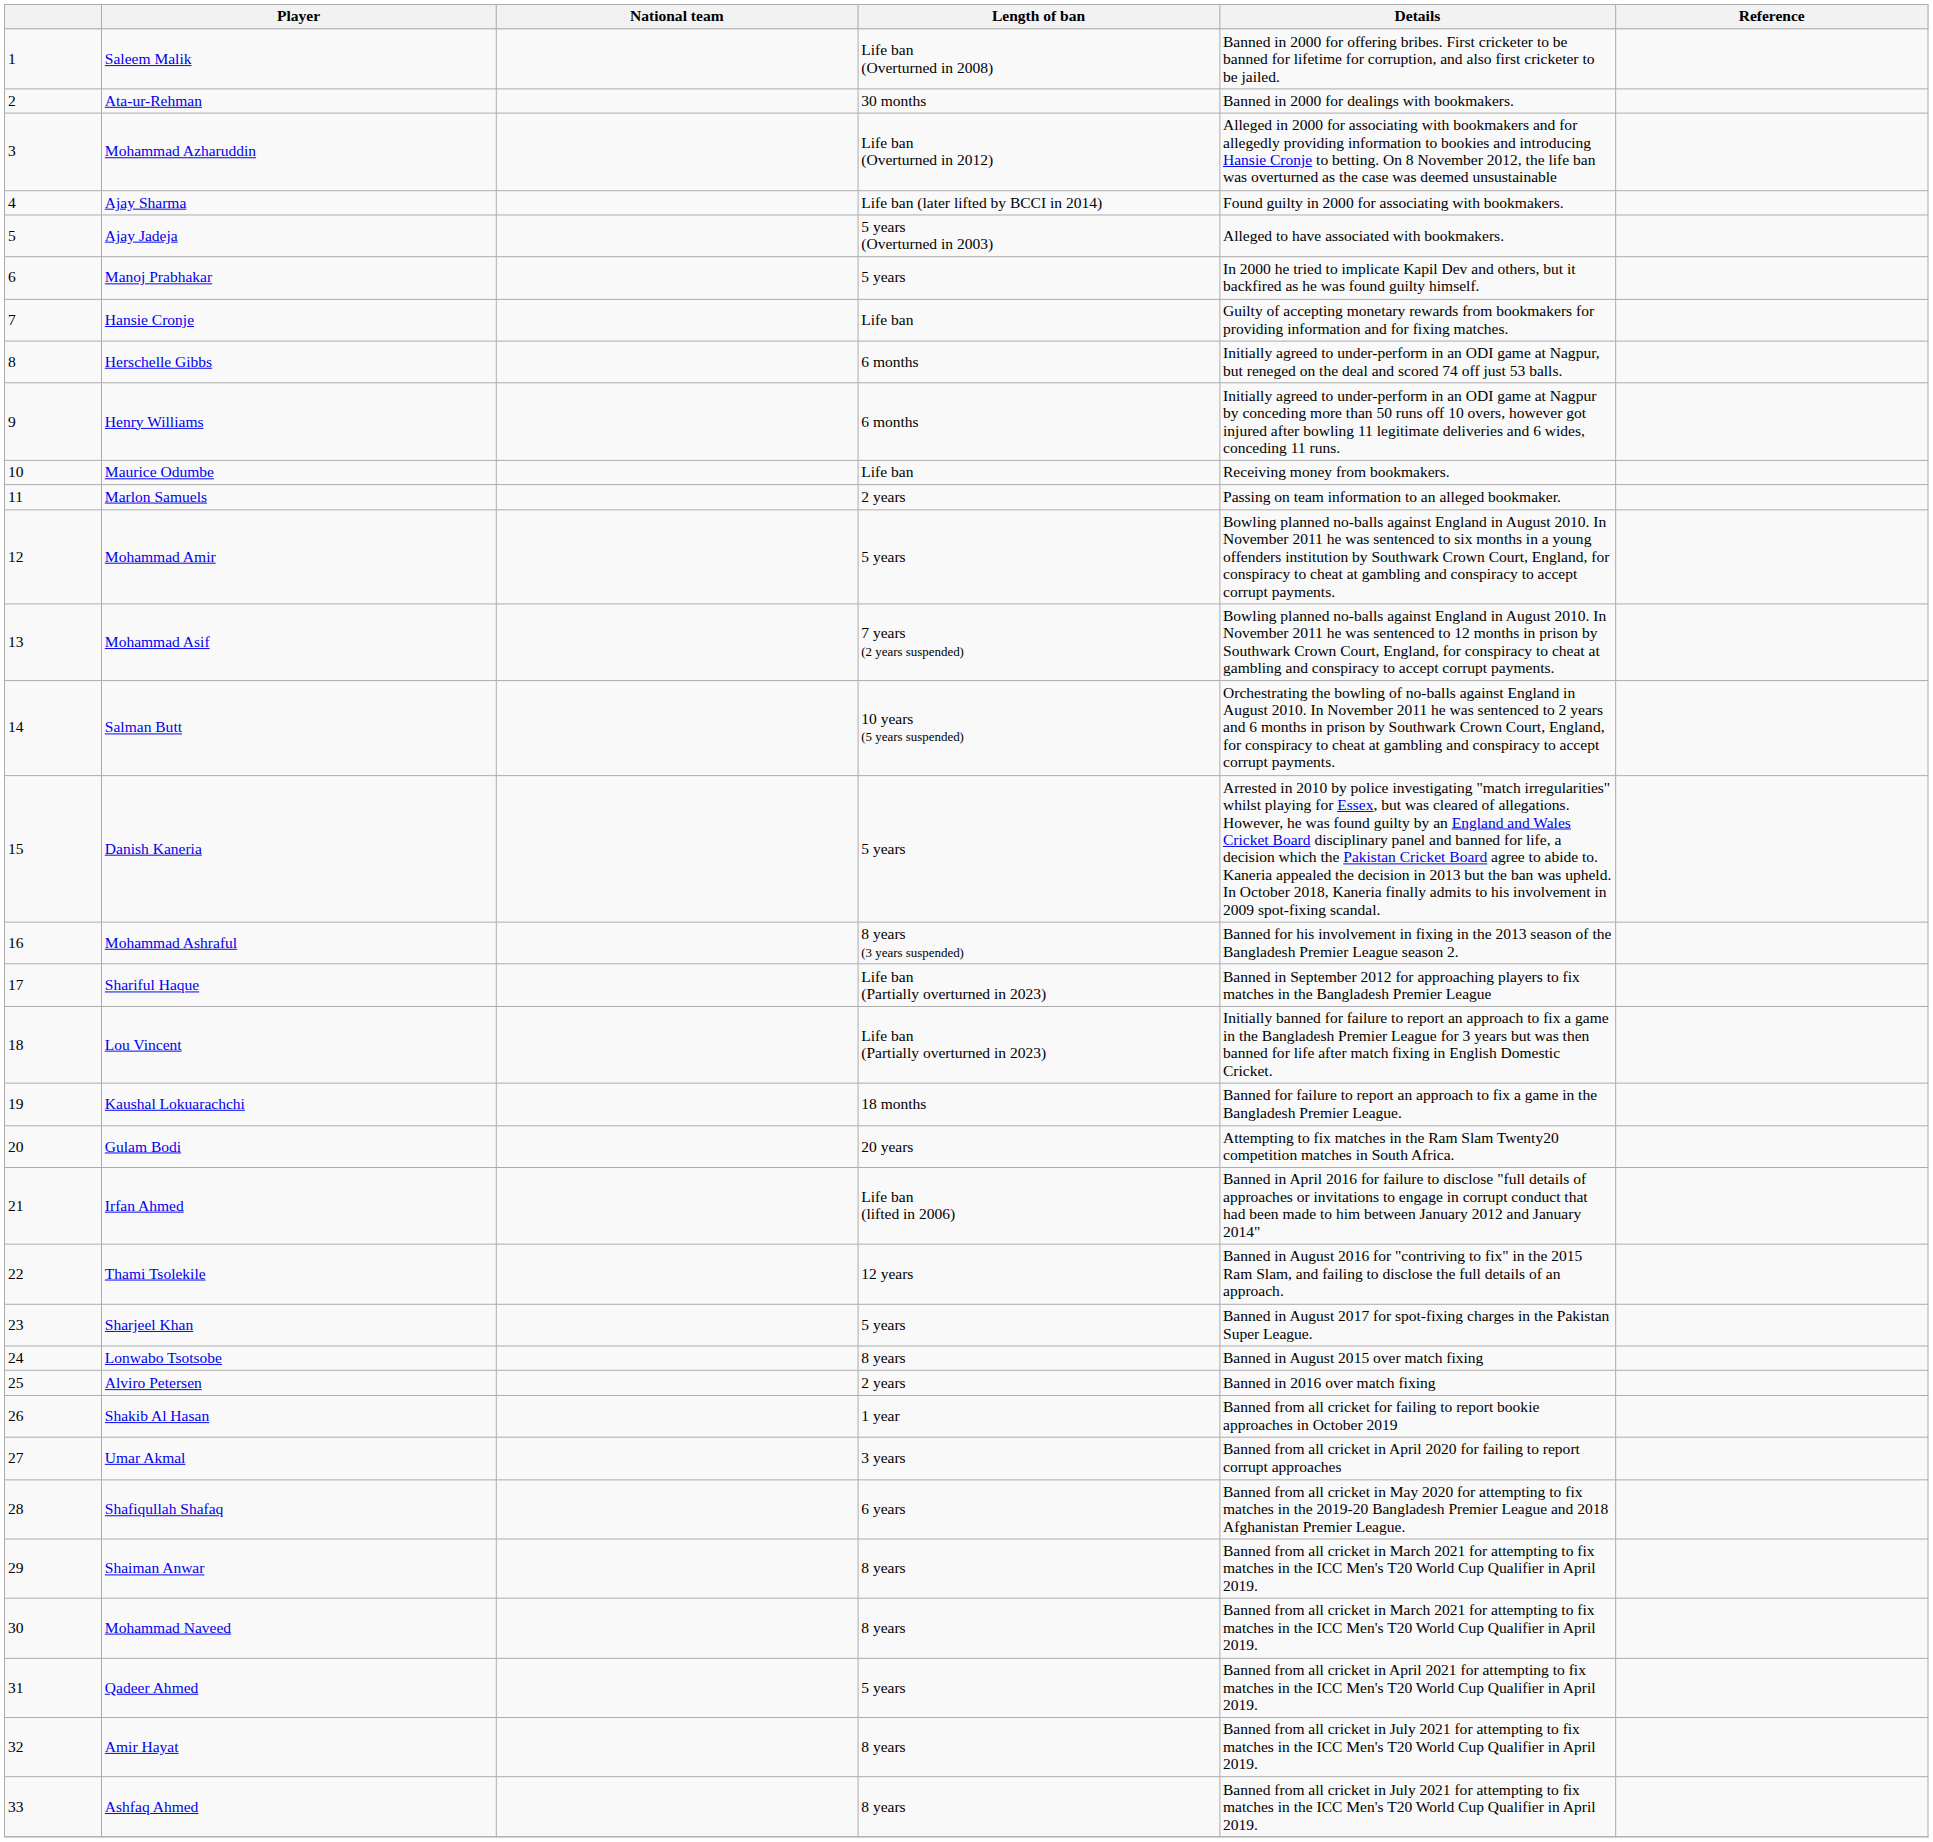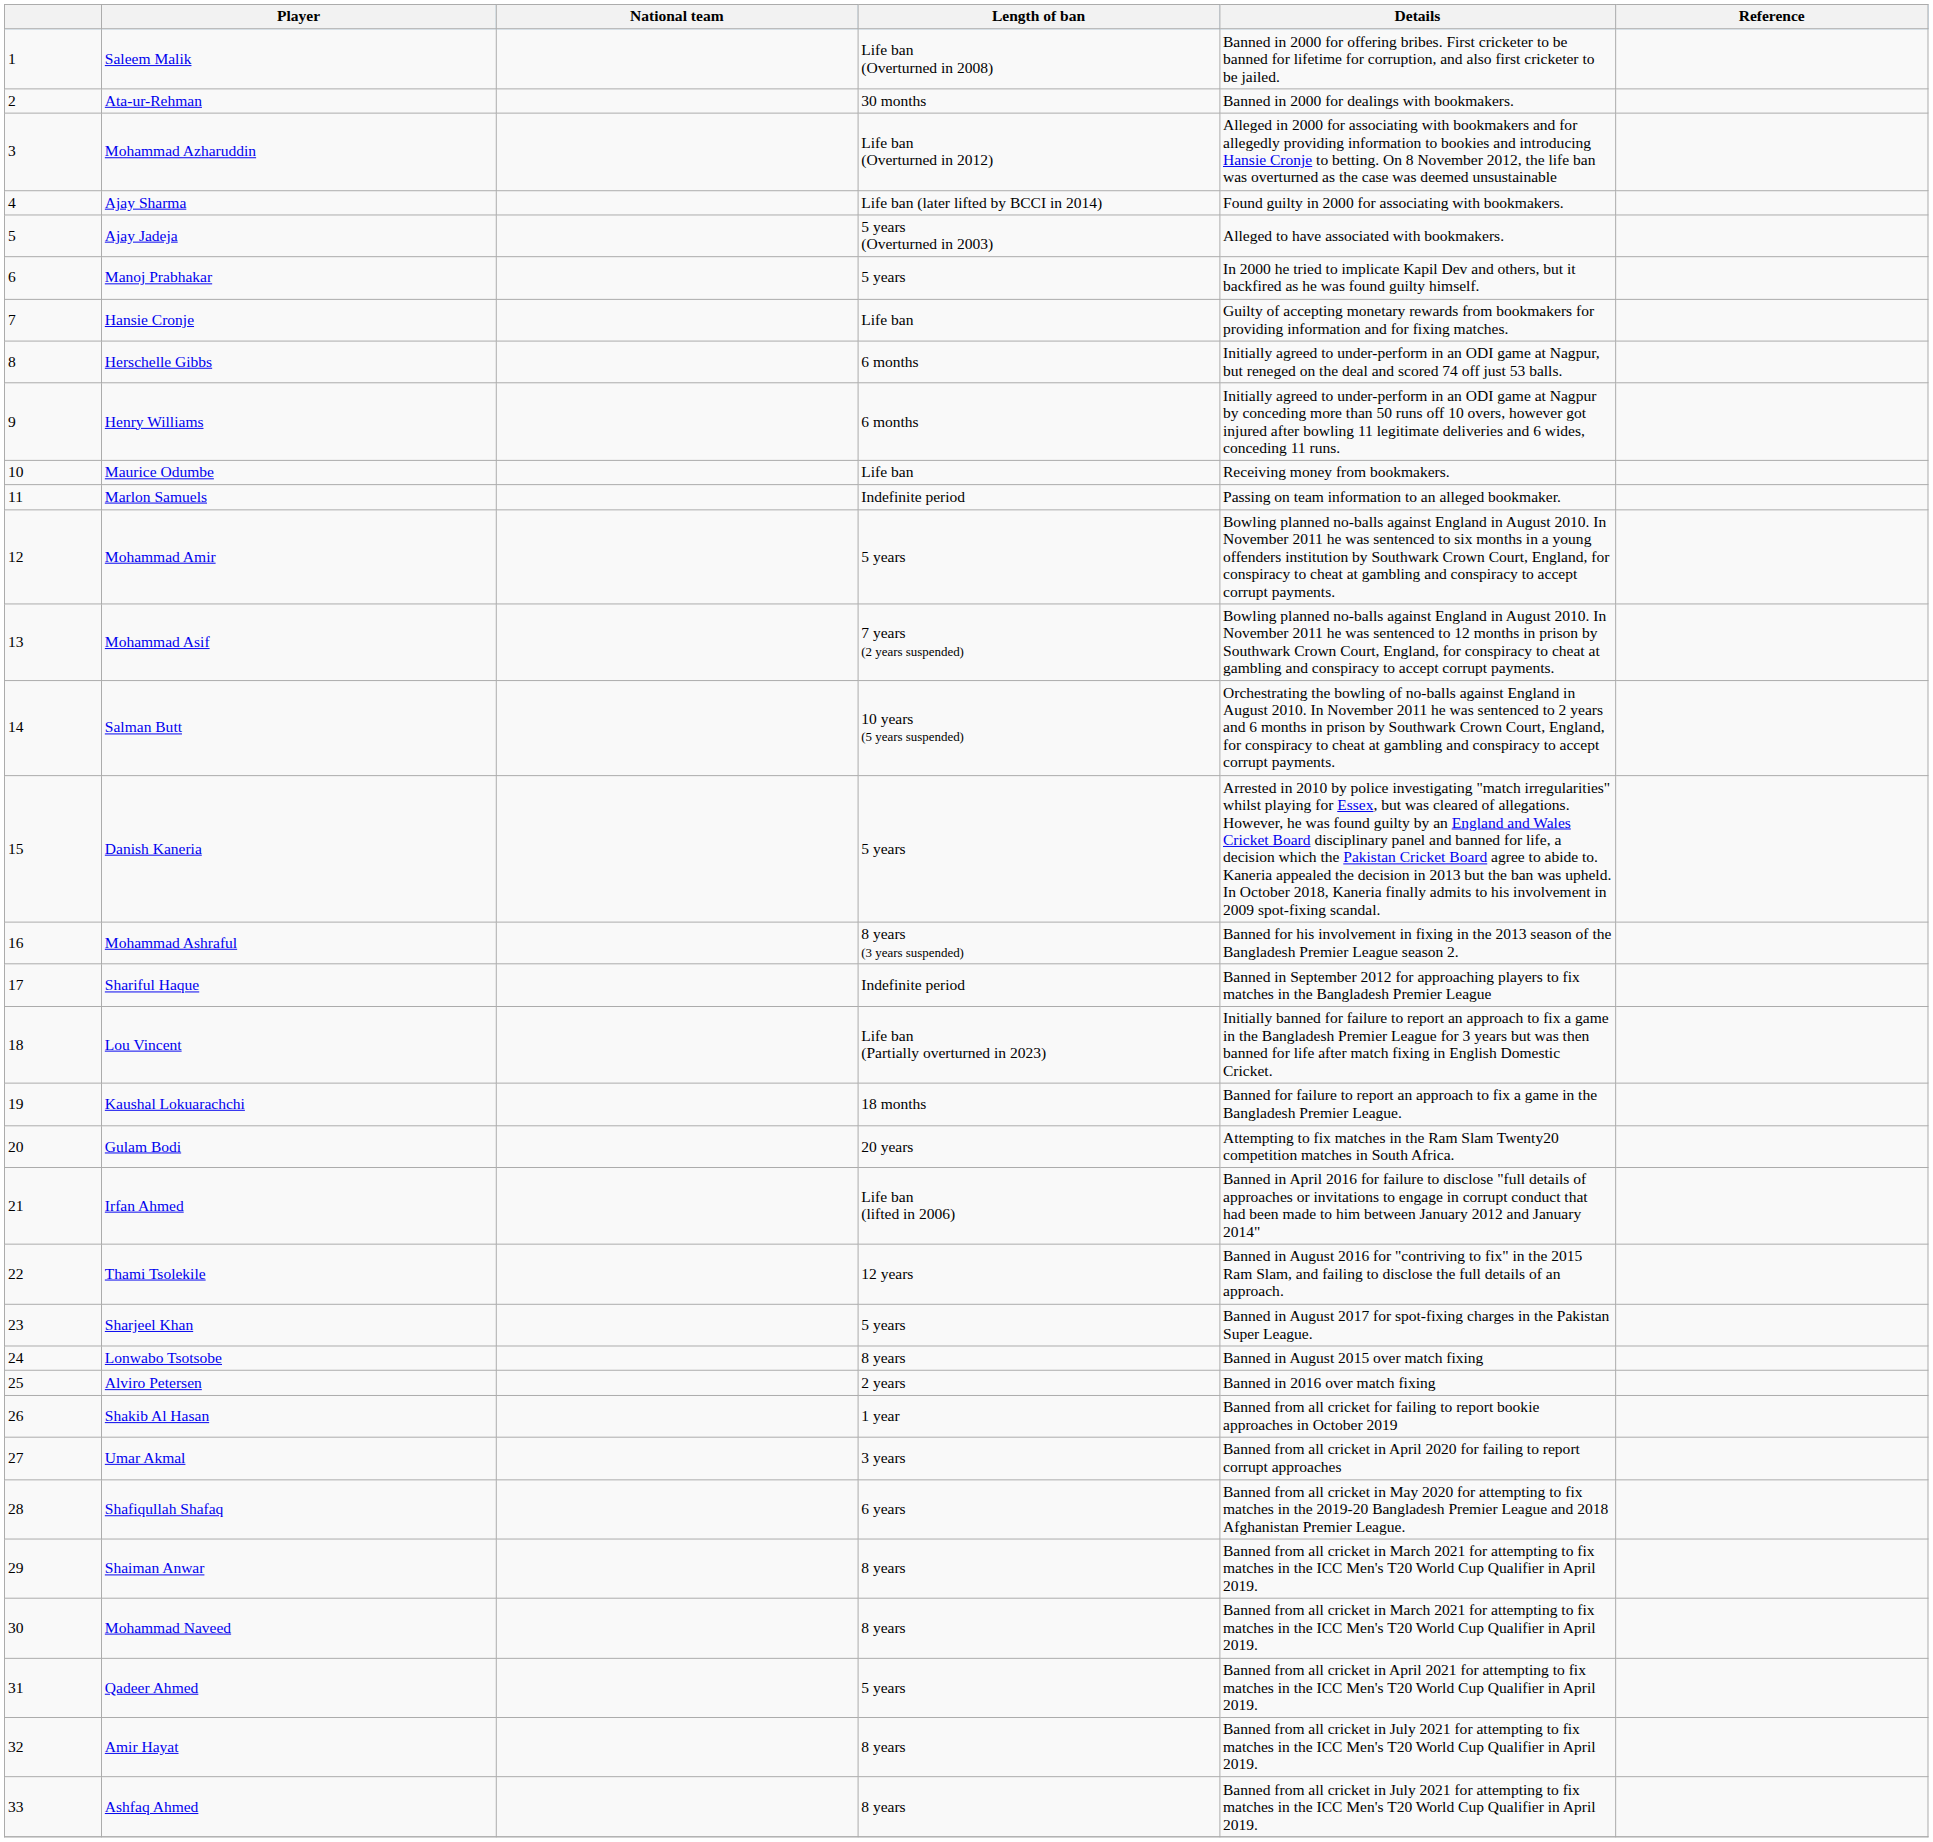(883, 497) 2 years -> (913, 497) Indefinite period
(954, 985) Life ban (Partially overturned in 2023) -> (913, 985) Indefinite period
